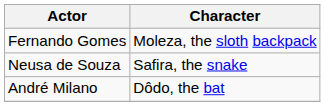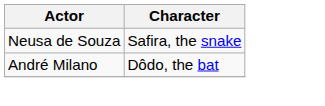- row: (67, 40)
